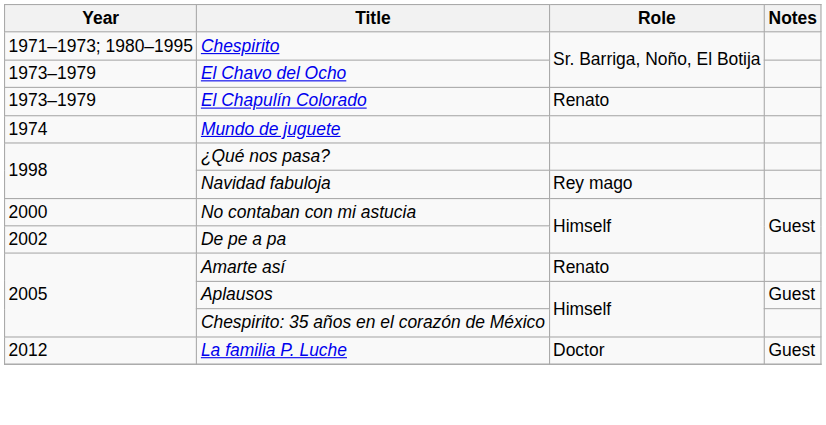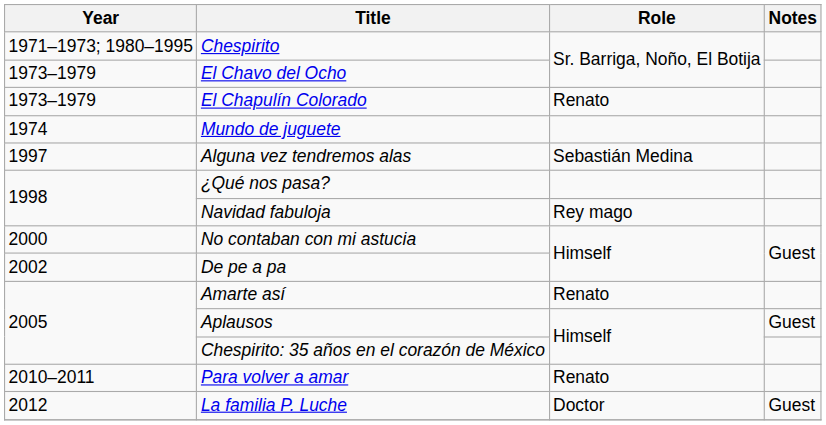+ row: (306, 156)
+ row: (275, 377)
